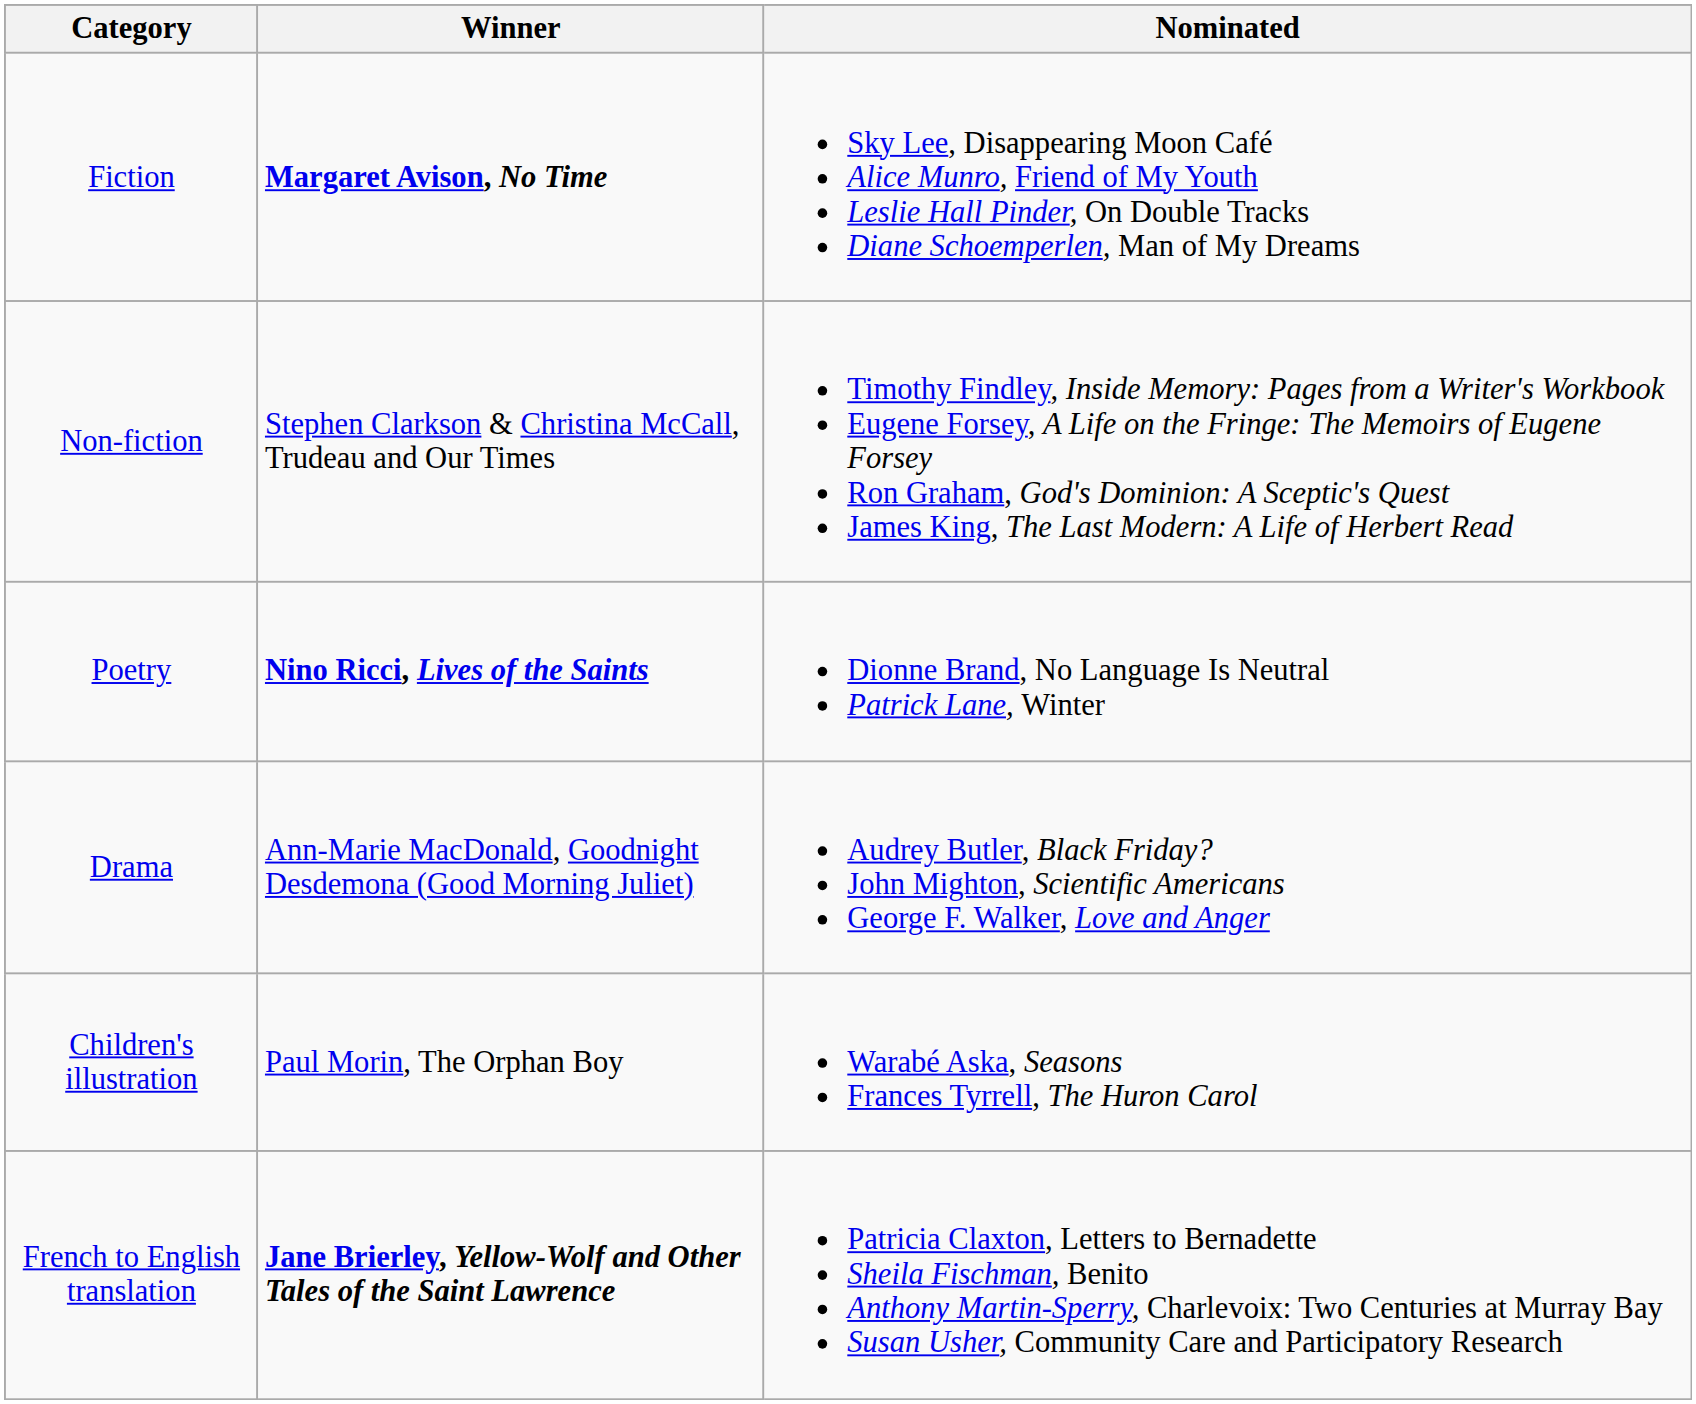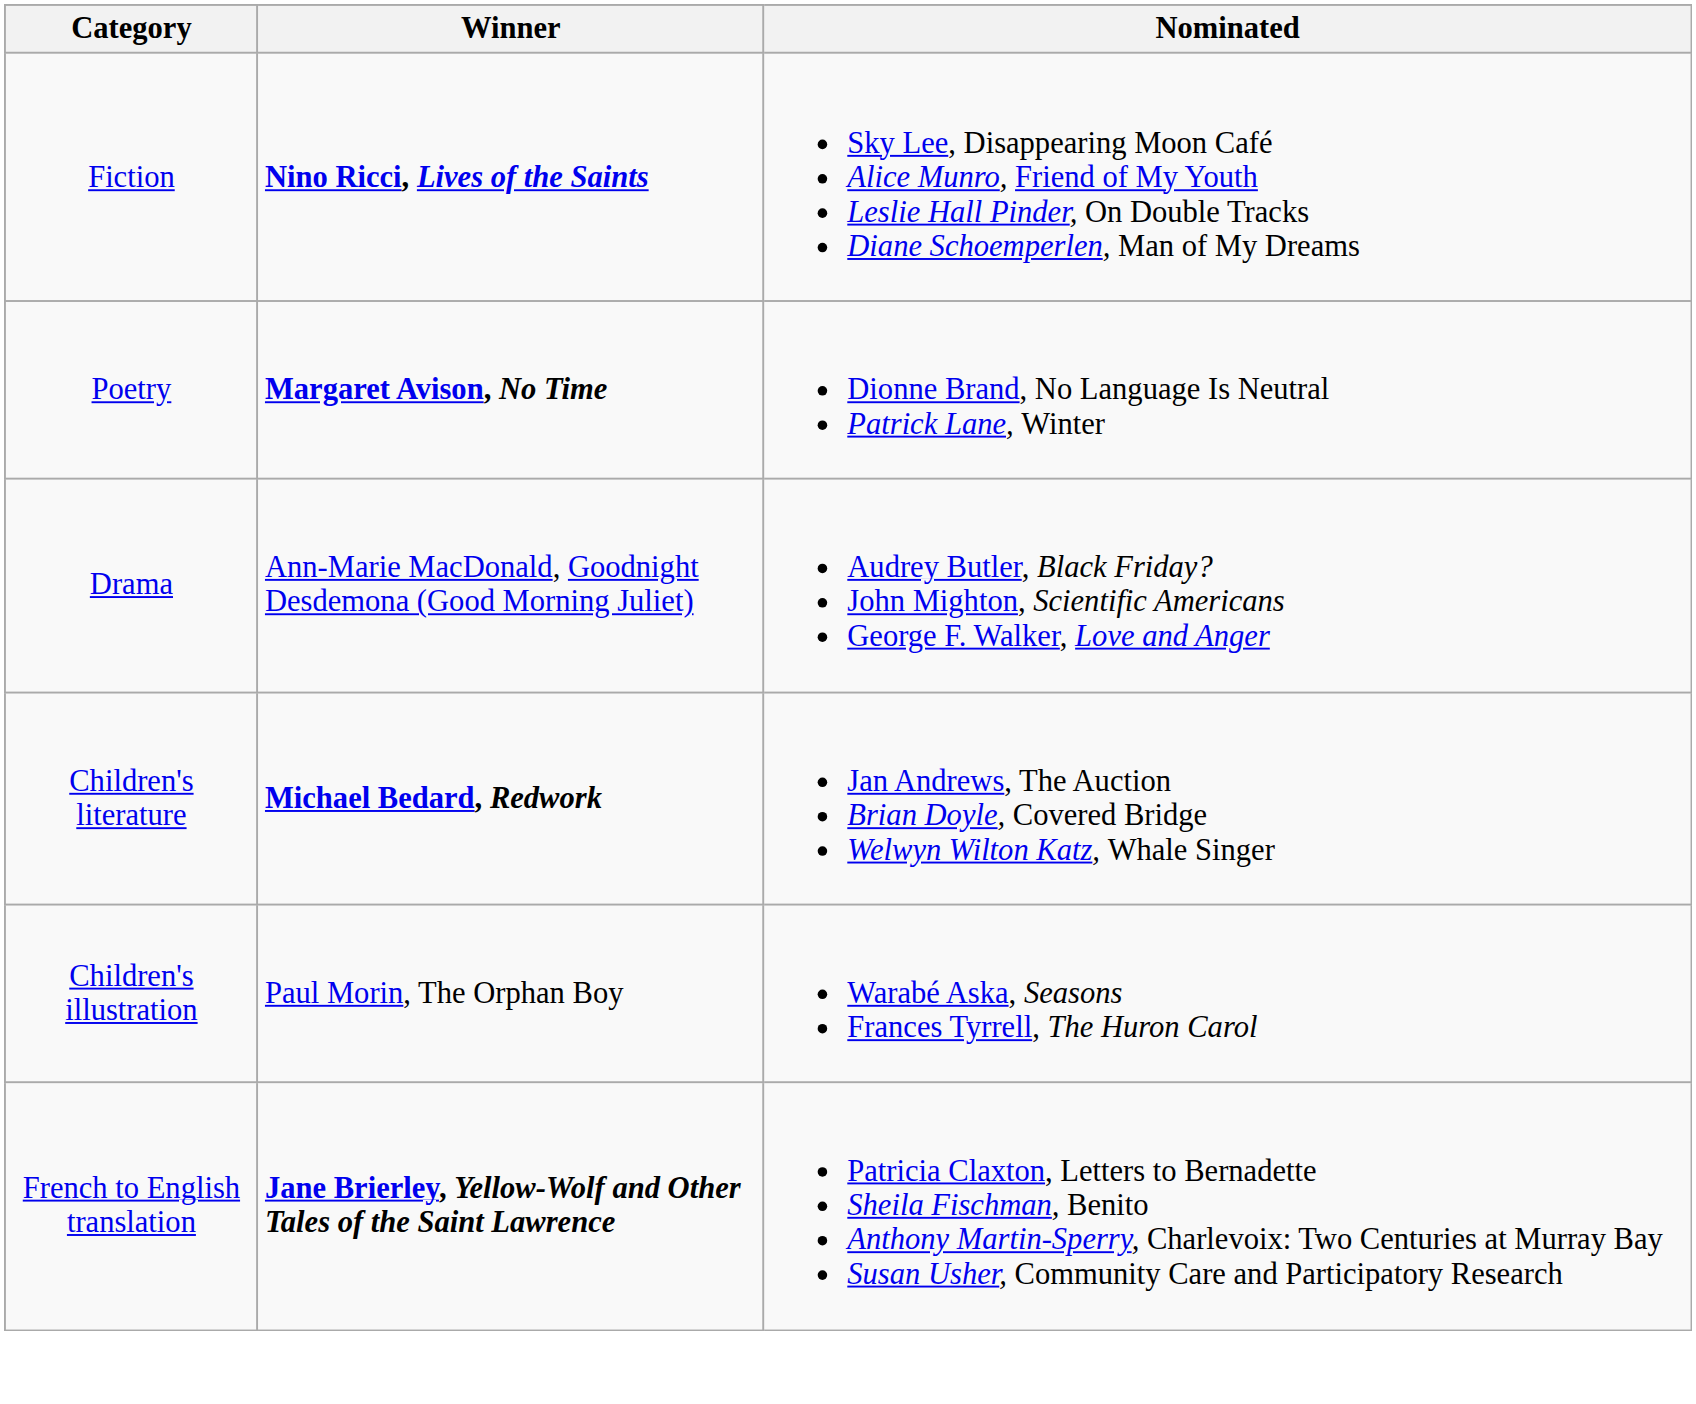(436, 176) Margaret Avison, No Time -> (457, 176) Nino Ricci, Lives of the Saints
- row: (131, 440)
(457, 670) Nino Ricci, Lives of the Saints -> (436, 389) Margaret Avison, No Time
+ row: (131, 797)
